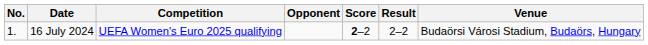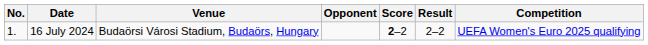columns swapped: (531, 13) <-> (190, 13)
